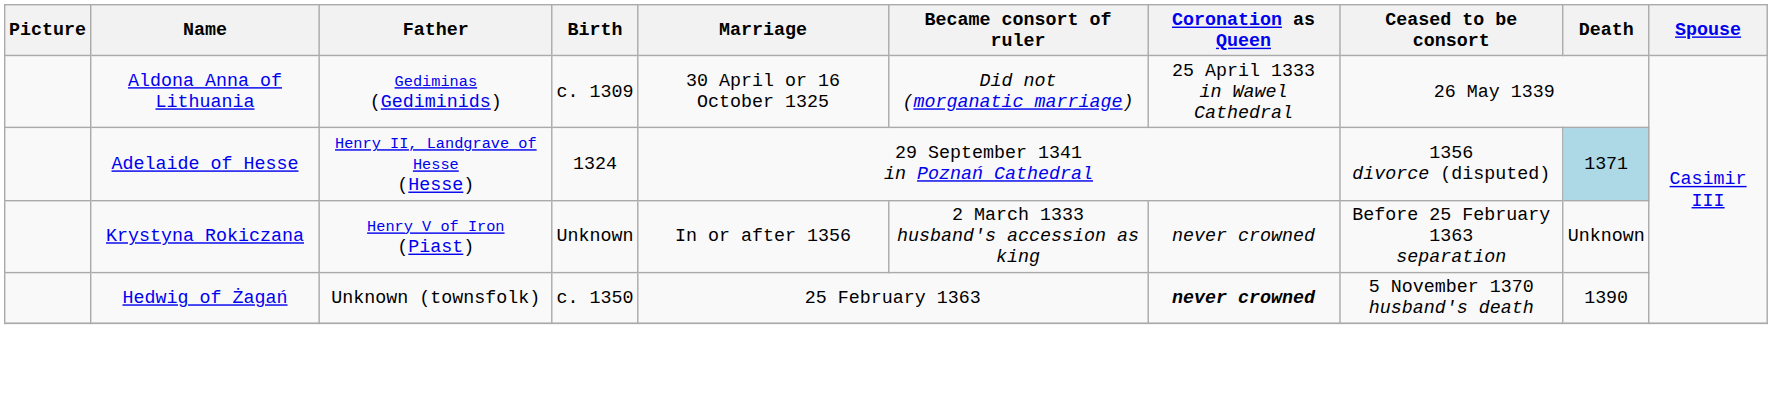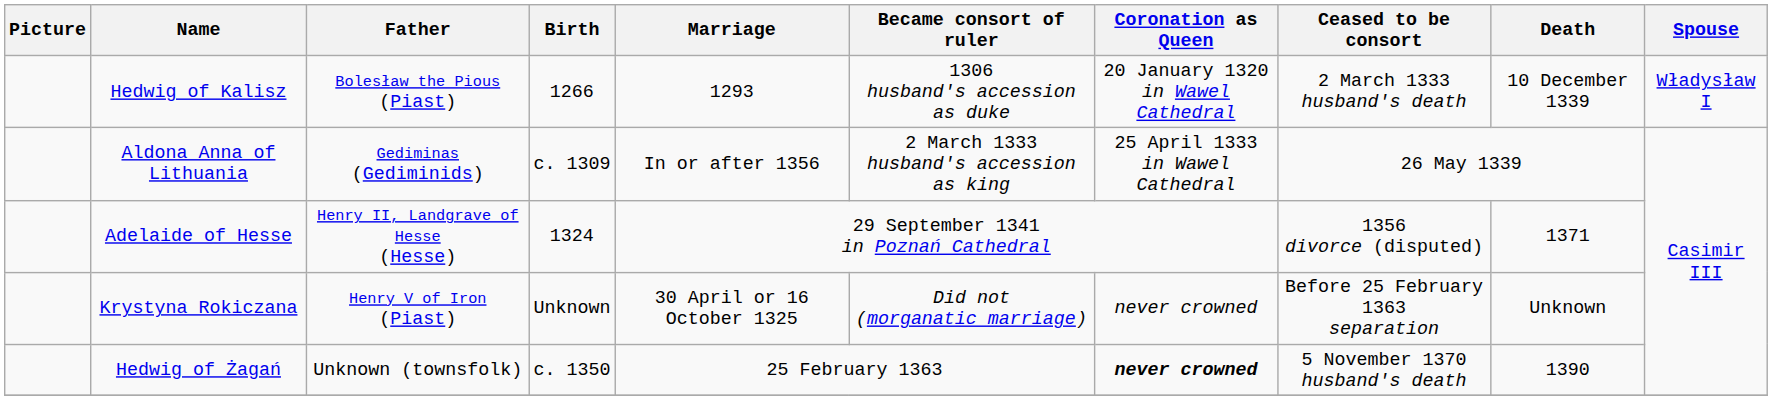+ row: (198, 92)
(763, 92) 30 April or 16 October 1325 -> (732, 164) In or after 1356
(1018, 92) Did not (morganatic marriage) -> (971, 164) 2 March 1333 husband's accession as king
(1606, 164) lightblue background -> (1568, 236) no background
(763, 236) In or after 1356 -> (732, 308) 30 April or 16 October 1325
(1018, 236) 2 March 1333 husband's accession as king -> (971, 308) Did not (morganatic marriage)
